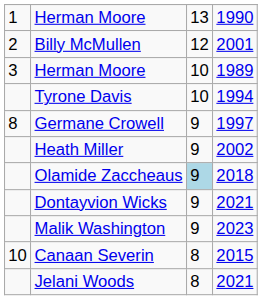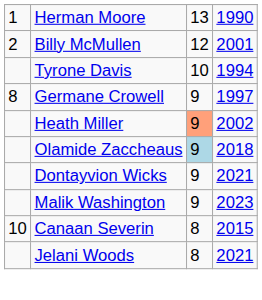- row: (90, 70)
(195, 149) no background -> (195, 123) lightsalmon background
